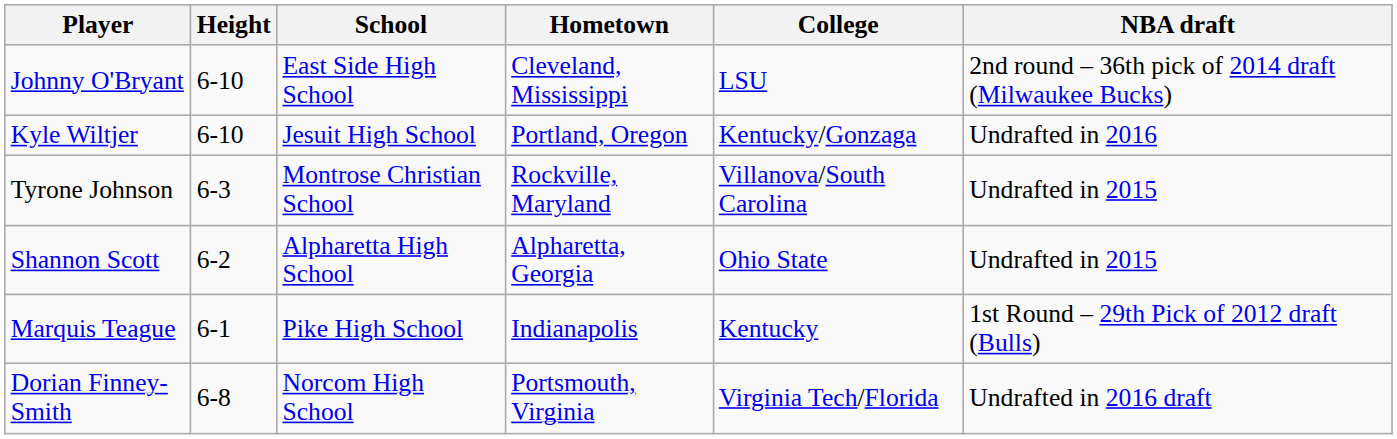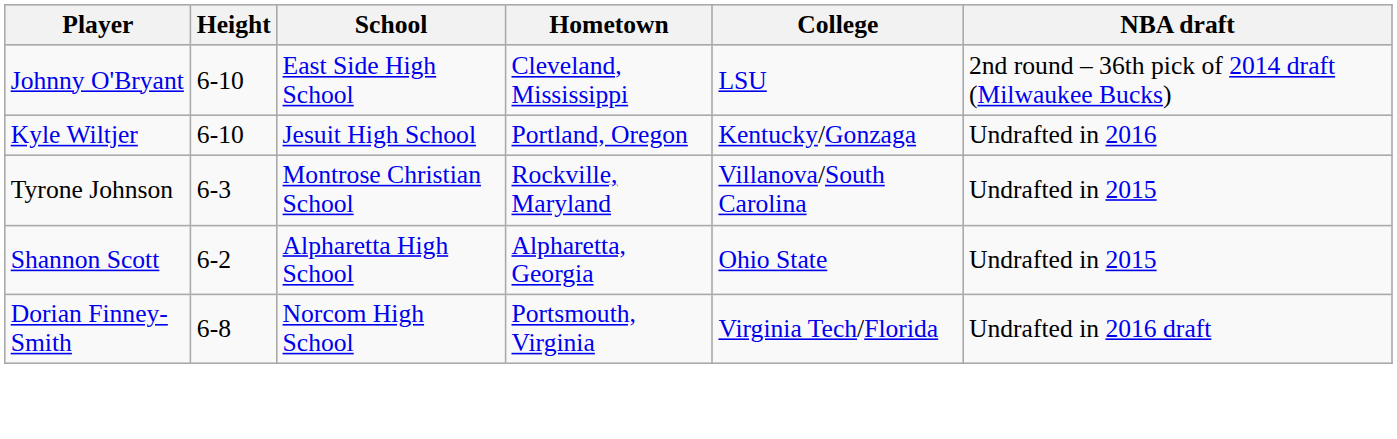- row: (93, 328)
